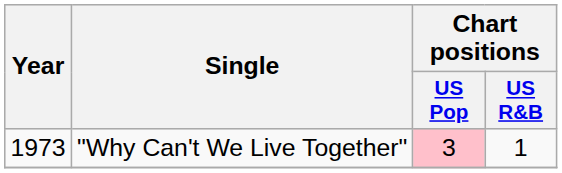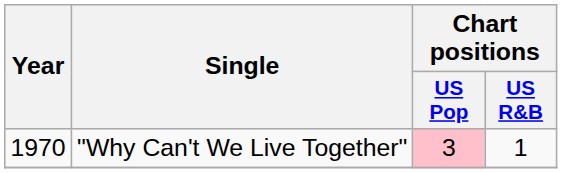(38, 147) 1973 -> (38, 147) 1970
